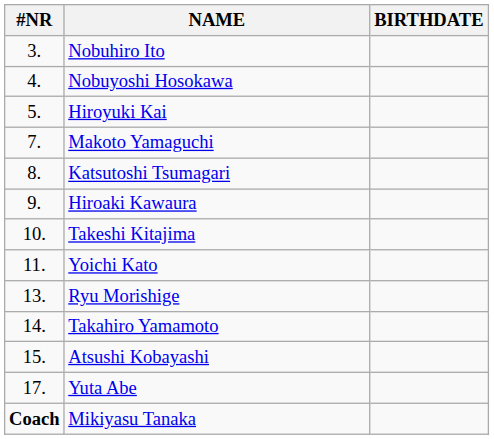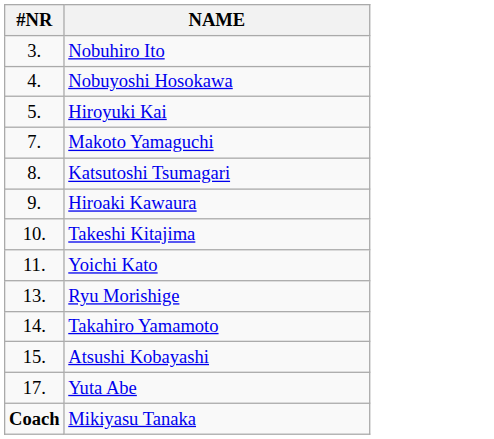- column: (429, 20)
